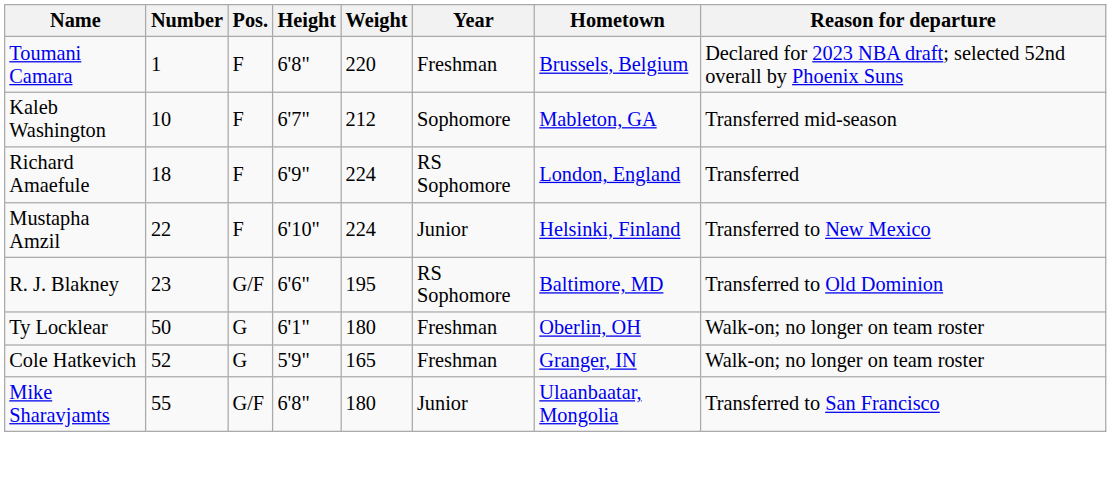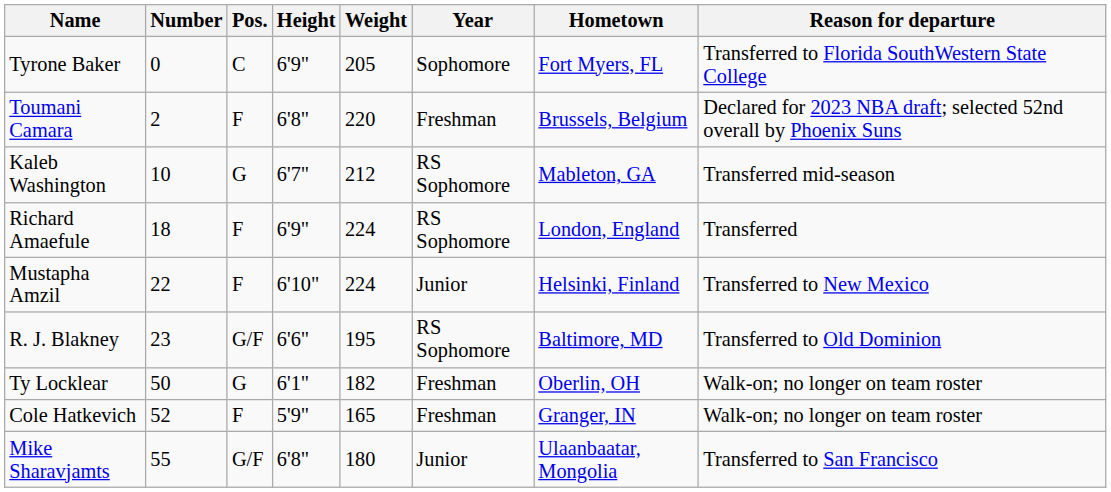+ row: (65, 64)
(156, 64) 1 -> (155, 119) 2
(238, 119) F -> (239, 174) G
(464, 119) Sophomore -> (463, 174) RS Sophomore
(361, 328) 180 -> (360, 383) 182
(240, 360) G -> (238, 415) F
